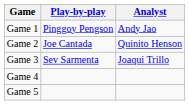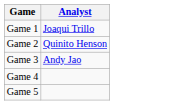- column: (78, 12)
(137, 28) Andy Jao -> (69, 28) Joaqui Trillo
(143, 60) Joaqui Trillo -> (62, 60) Andy Jao
